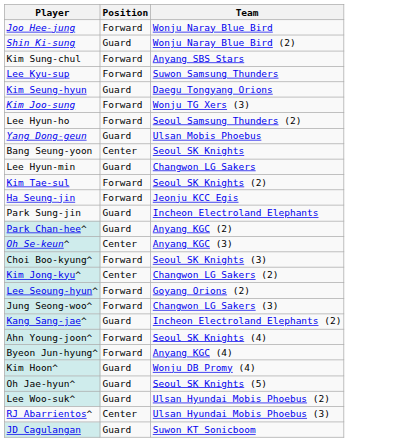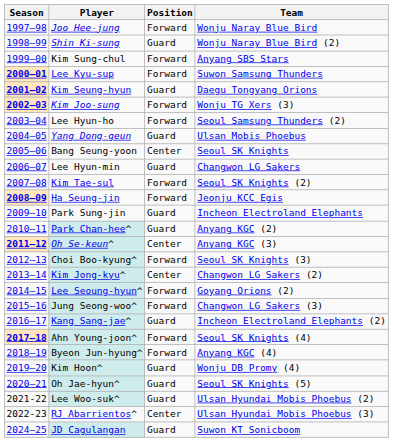+ column: (27, 12)
